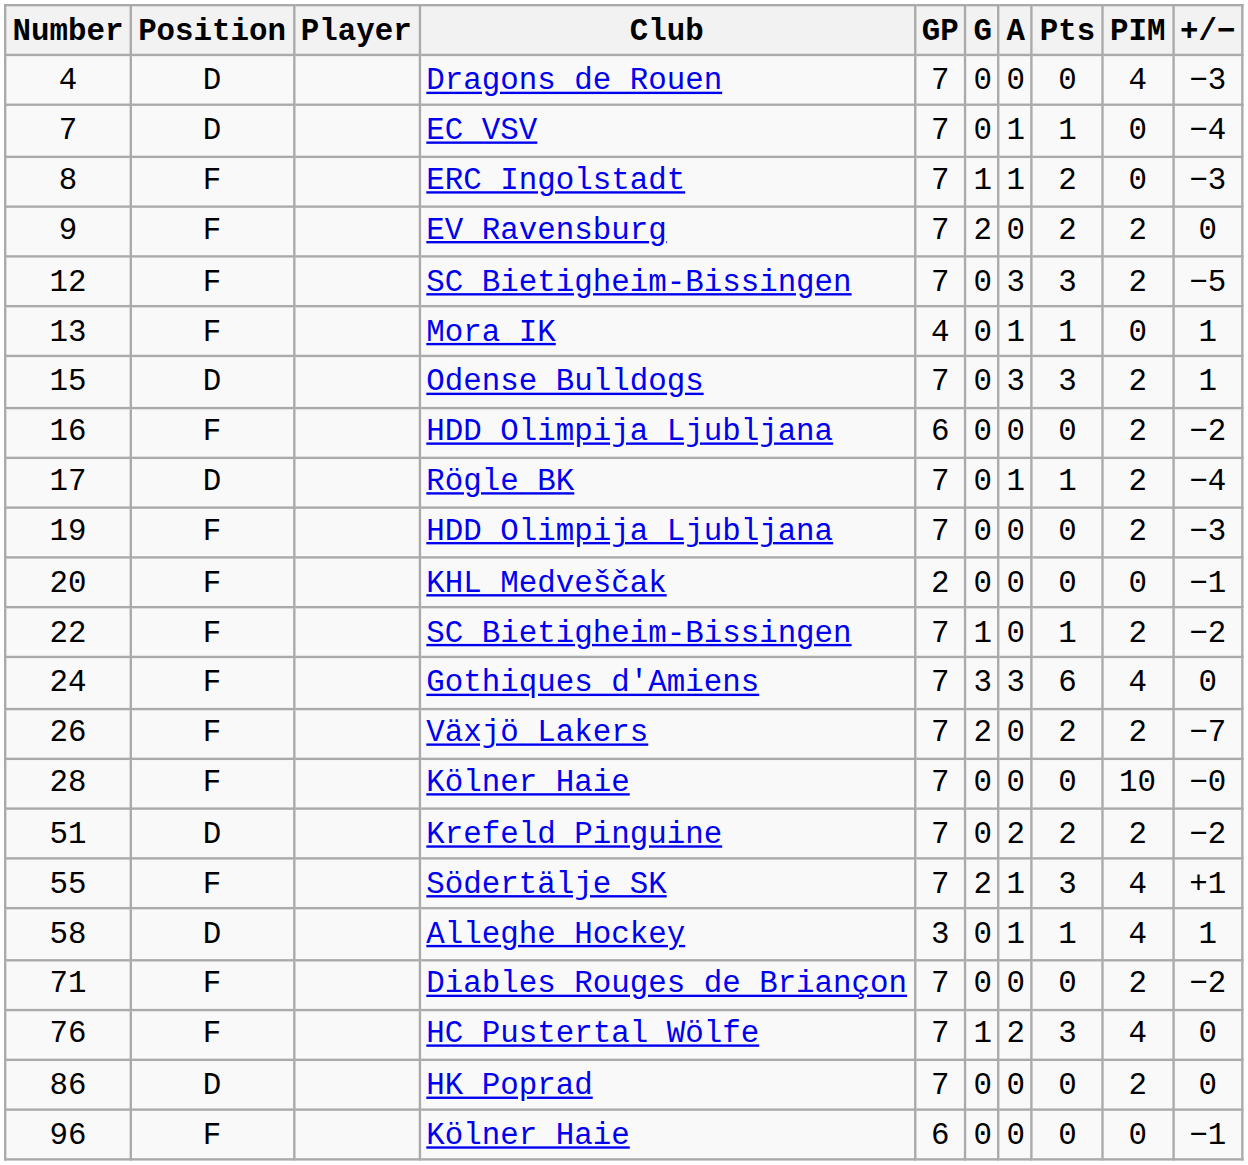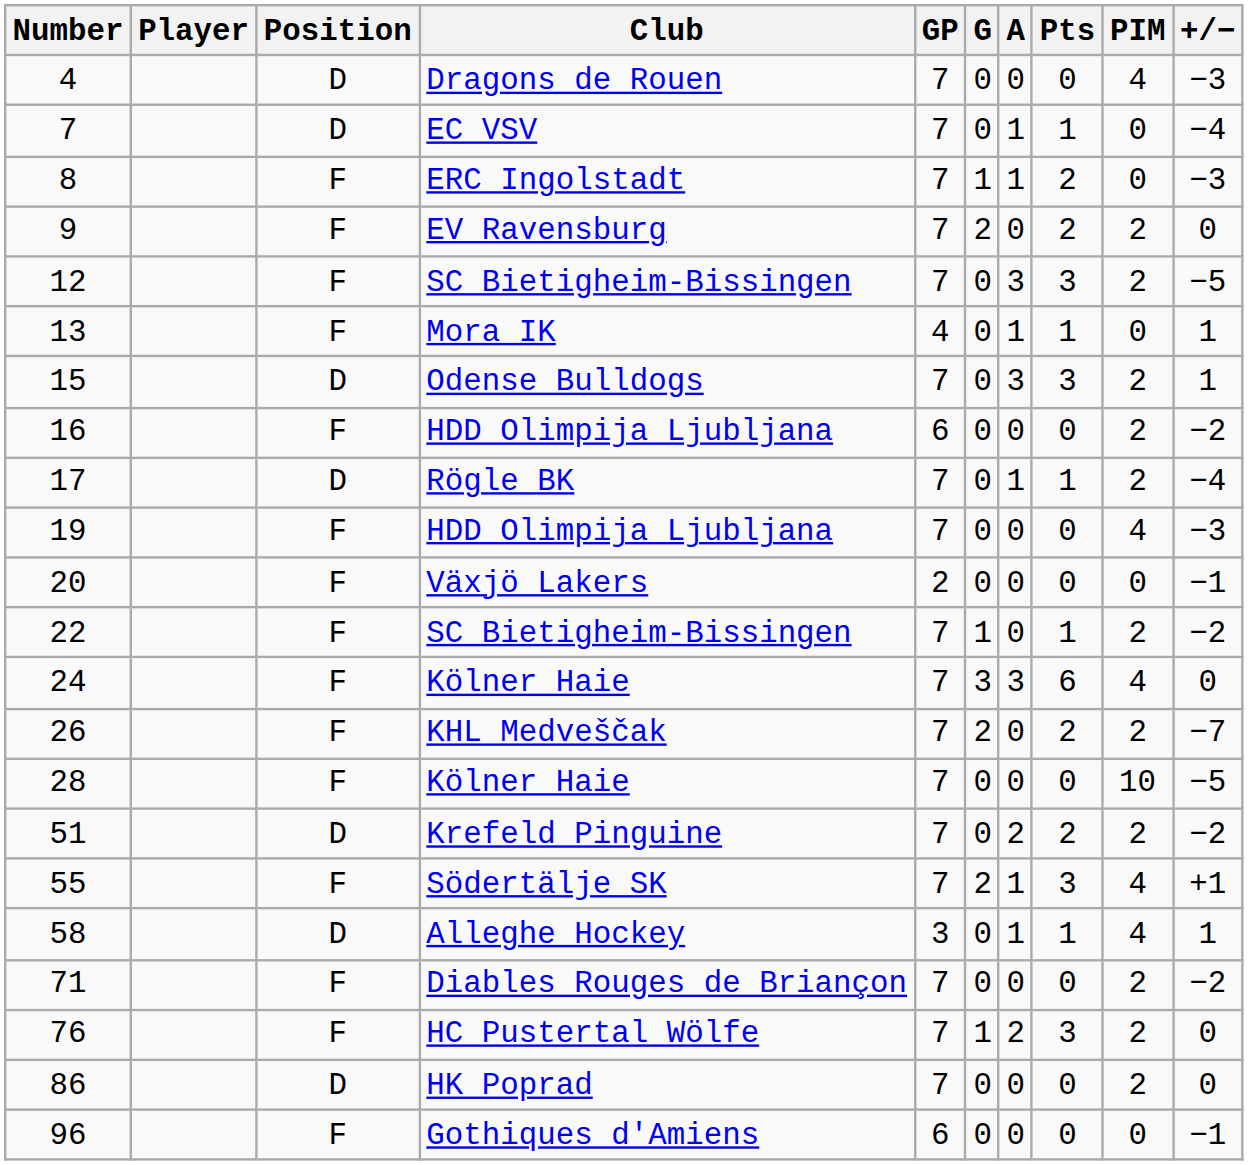columns swapped: (212, 30) <-> (356, 30)
(1138, 532) 2 -> (1138, 532) 4
(547, 583) KHL Medveščak -> (537, 583) Växjö Lakers
(593, 683) Gothiques d'Amiens -> (528, 683) Kölner Haie
(537, 733) Växjö Lakers -> (547, 733) KHL Medveščak
(1208, 784) −0 -> (1208, 784) −5
(1138, 1035) 4 -> (1138, 1035) 2
(528, 1135) Kölner Haie -> (593, 1135) Gothiques d'Amiens
